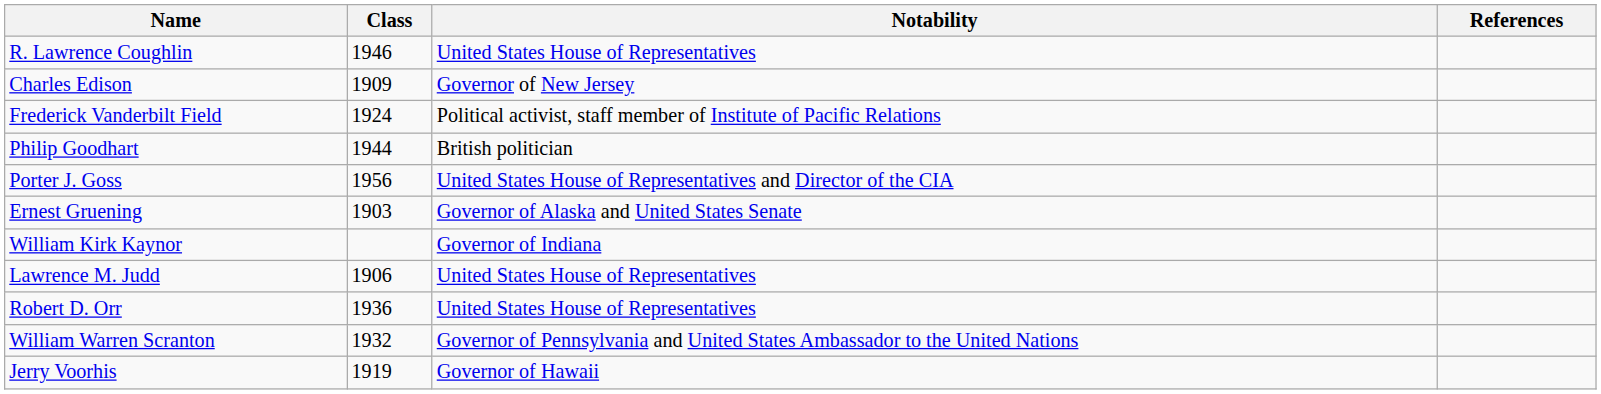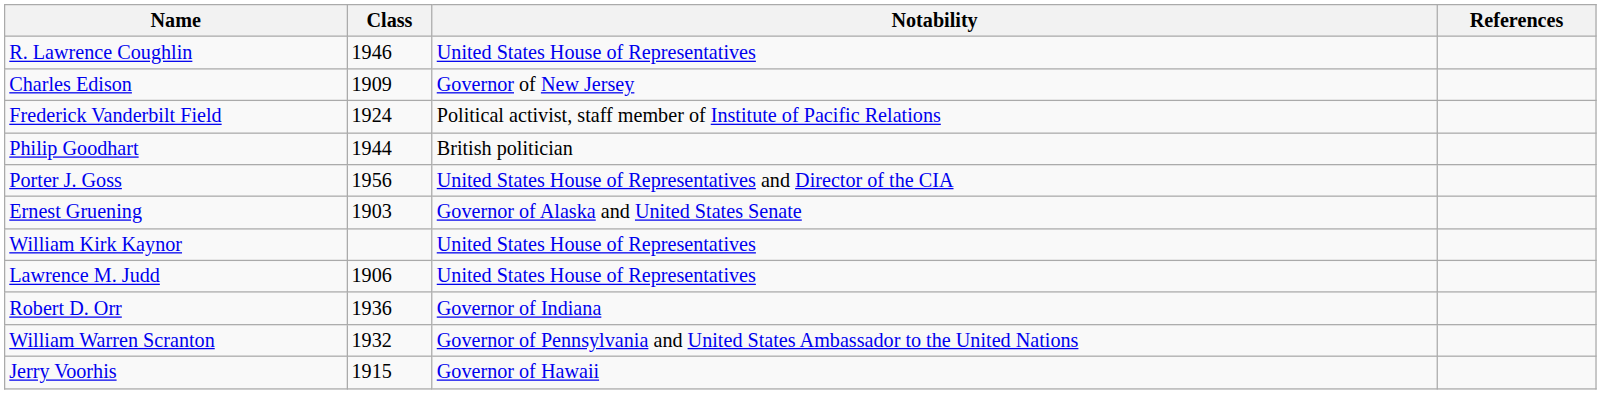(519, 244) Governor of Indiana -> (596, 244) United States House of Representatives
(596, 308) United States House of Representatives -> (519, 308) Governor of Indiana
(372, 372) 1919 -> (372, 372) 1915
